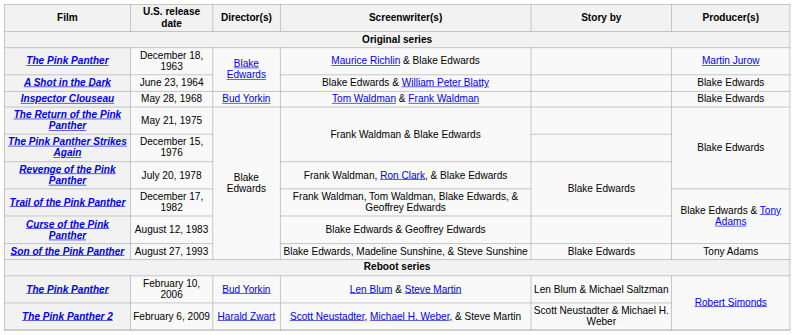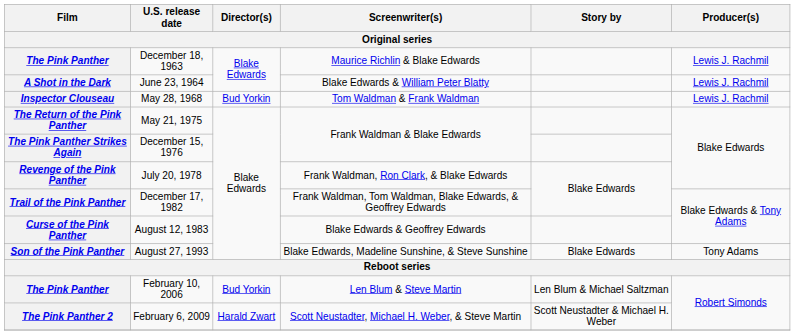(731, 61) Martin Jurow -> (731, 61) Lewis J. Rachmil
(731, 83) Blake Edwards -> (731, 83) Lewis J. Rachmil
(731, 99) Blake Edwards -> (731, 99) Lewis J. Rachmil
